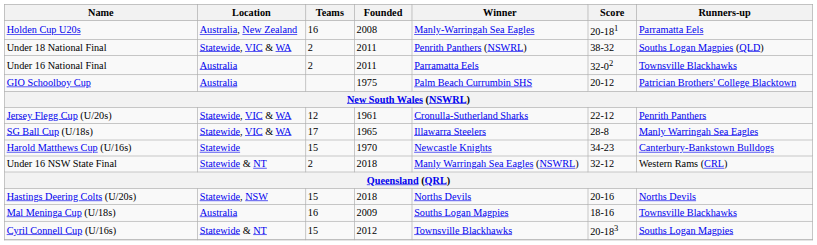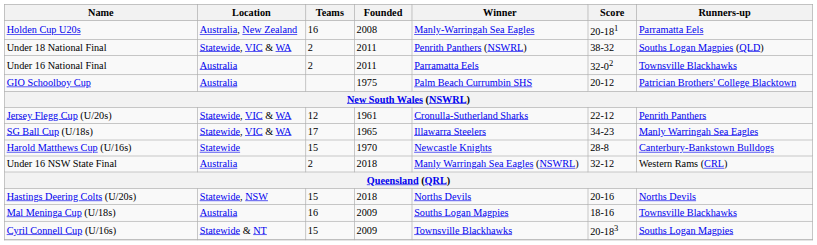(600, 131) 28-8 -> (602, 131) 34-23
(602, 148) 34-23 -> (600, 148) 28-8
(233, 164) Statewide & NT -> (218, 164) Australia
(367, 230) 2012 -> (367, 230) 2009
